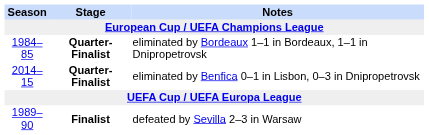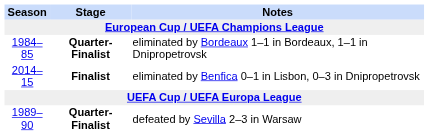(91, 76) Quarter-Finalist -> (91, 76) Finalist
(91, 119) Finalist -> (91, 119) Quarter-Finalist
